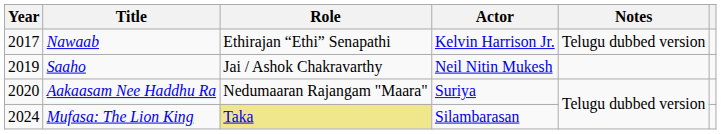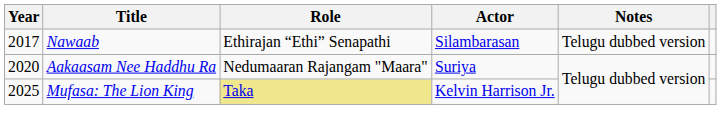(495, 41) Kelvin Harrison Jr. -> (477, 41) Silambarasan
- row: (66, 66)
(24, 116) 2024 -> (24, 91) 2025
(477, 116) Silambarasan -> (495, 91) Kelvin Harrison Jr.
